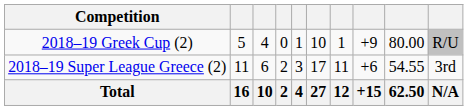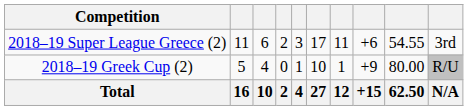rows swapped: (117, 67) <-> (117, 42)
